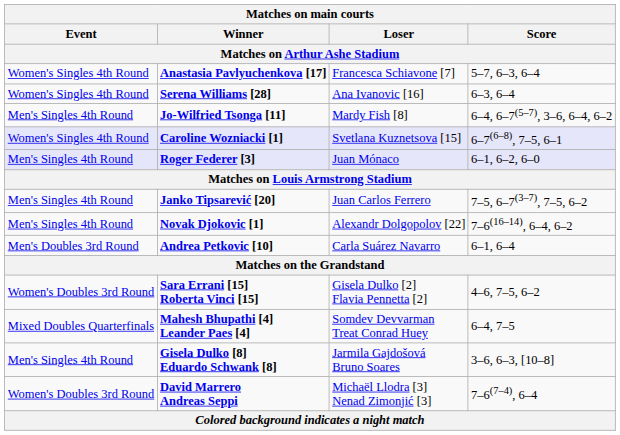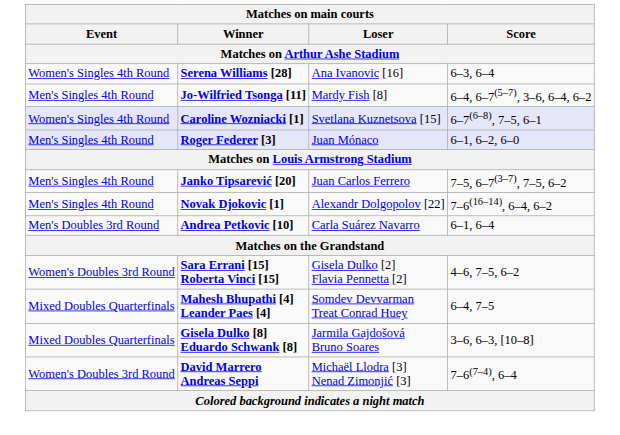- row: (243, 73)
(70, 359) Men's Singles 4th Round -> (101, 340) Mixed Doubles Quarterfinals
